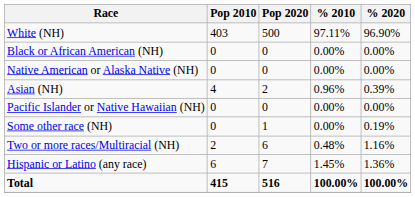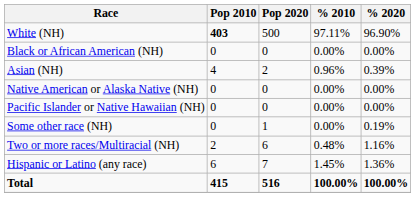(219, 32) normal -> (219, 32) bold
rows swapped: (103, 70) <-> (35, 88)
